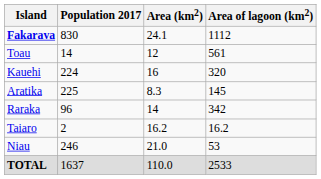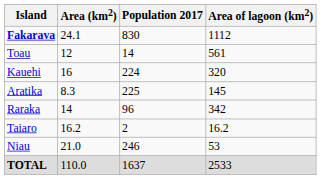columns swapped: (101, 15) <-> (175, 15)
